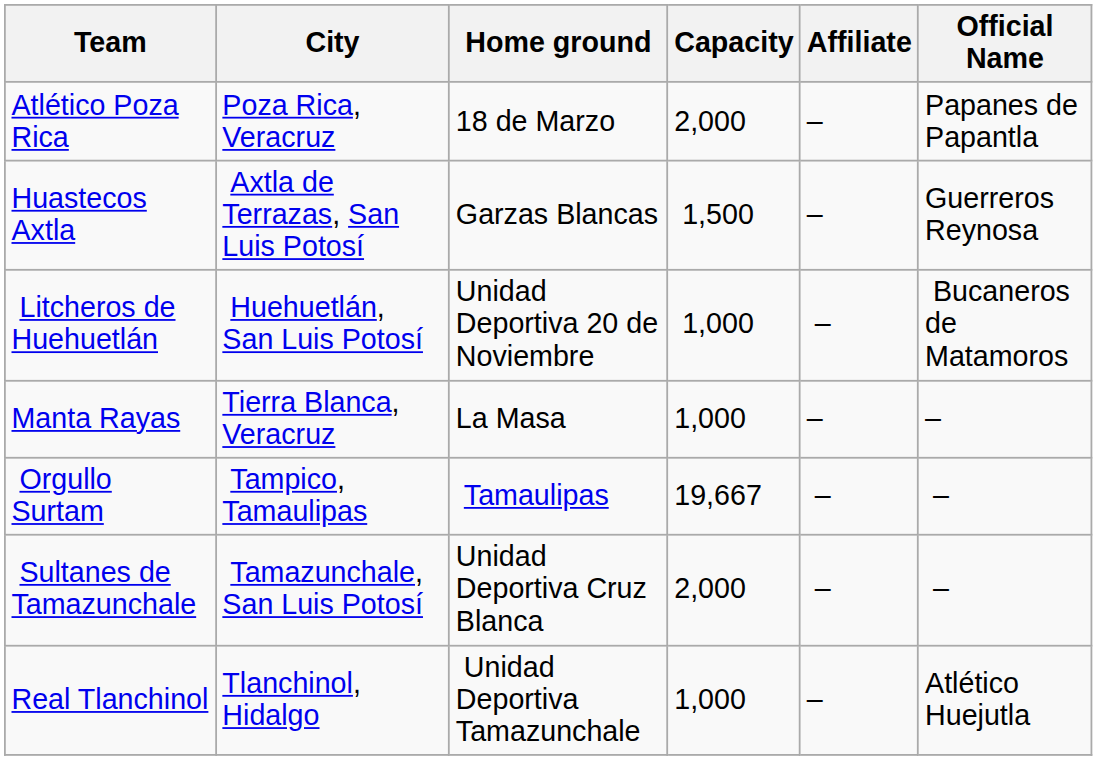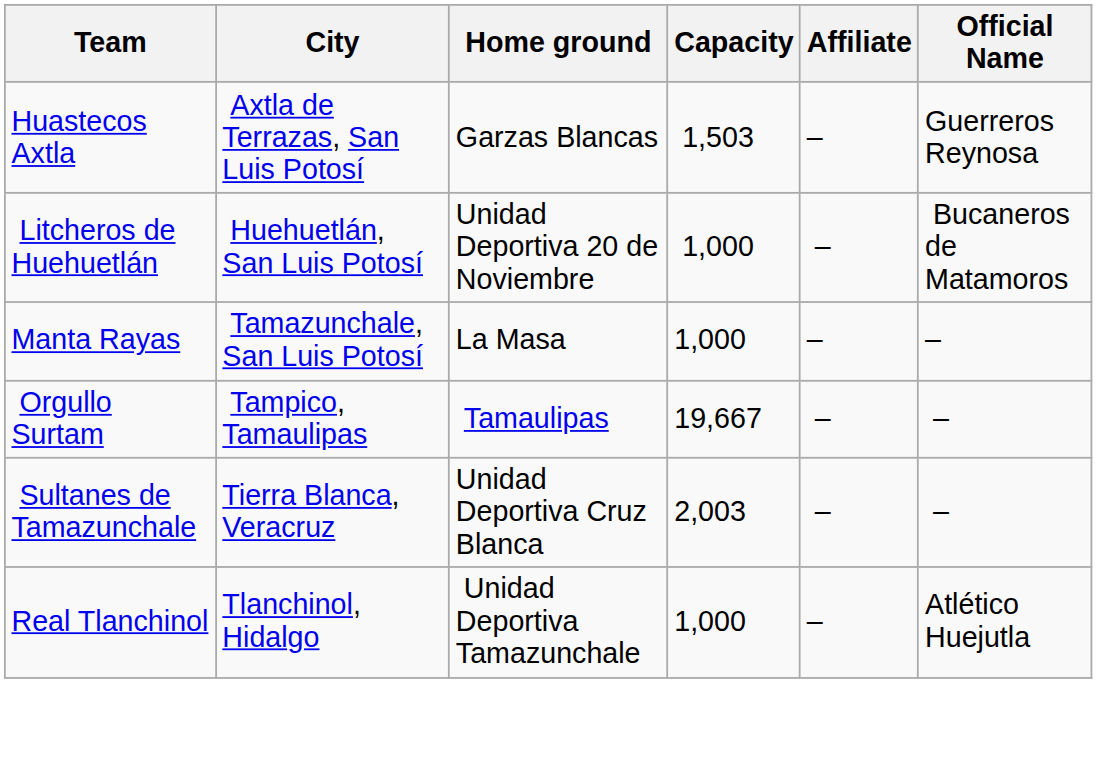- row: (95, 120)
(714, 214) 1,500 -> (714, 137) 1,503
(311, 418) Tierra Blanca, Veracruz -> (327, 340) Tamazunchale, San Luis Potosí
(327, 589) Tamazunchale, San Luis Potosí -> (311, 512) Tierra Blanca, Veracruz
(710, 589) 2,000 -> (710, 512) 2,003
